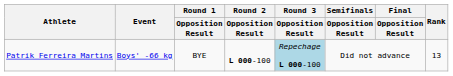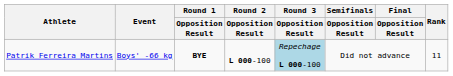(199, 55) normal -> (199, 55) bold
(436, 55) 13 -> (436, 55) 11
